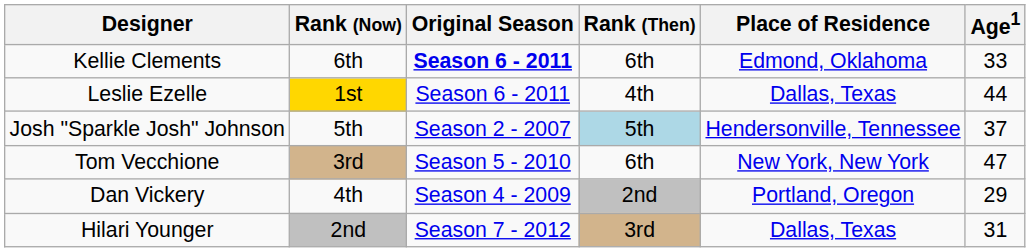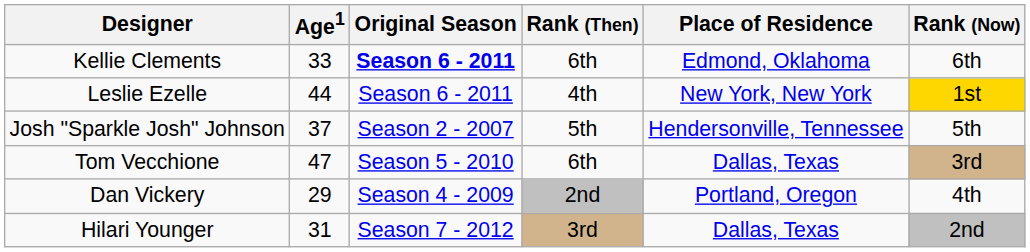columns swapped: (995, 24) <-> (348, 24)
(833, 94) Dallas, Texas -> (776, 94) New York, New York
(640, 128) lightblue background -> (582, 128) no background
(833, 162) New York, New York -> (776, 162) Dallas, Texas
